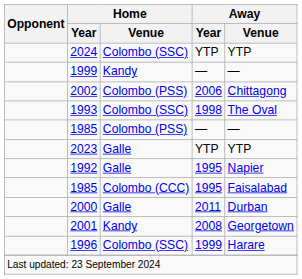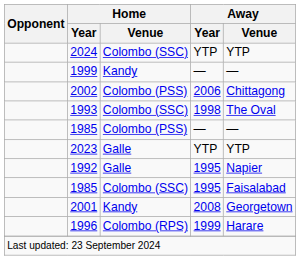(146, 187) Colombo (CCC) -> (145, 187) Colombo (SSC)
- row: (84, 206)
(145, 245) Colombo (SSC) -> (145, 226) Colombo (RPS)
